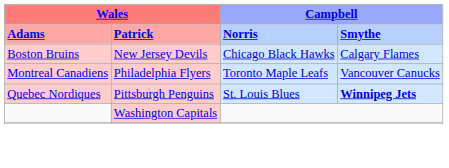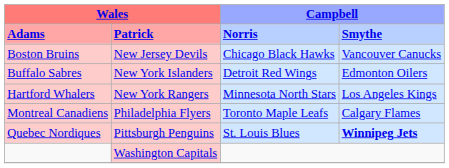(380, 53) Calgary Flames -> (391, 53) Vancouver Canucks
+ row: (44, 73)
+ row: (51, 93)
(390, 73) Vancouver Canucks -> (381, 113) Calgary Flames
